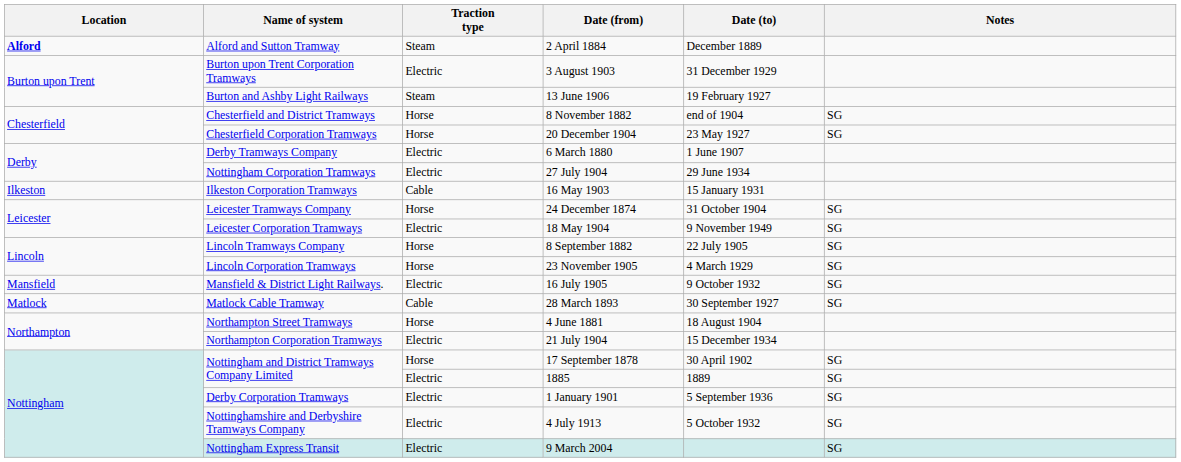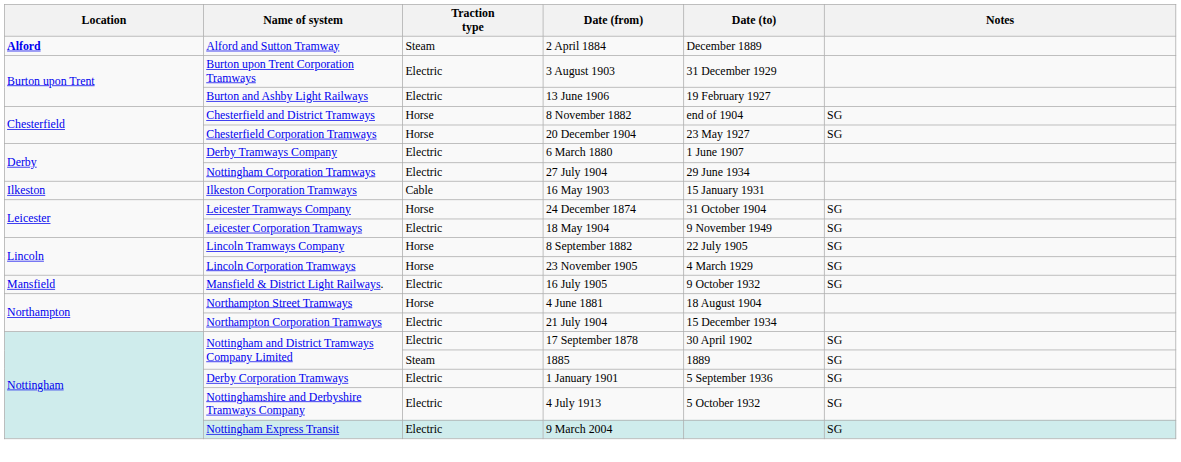(420, 96) Steam -> (424, 96) Electric
- row: (582, 303)
(420, 359) Horse -> (424, 340) Electric
(424, 378) Electric -> (420, 359) Steam
